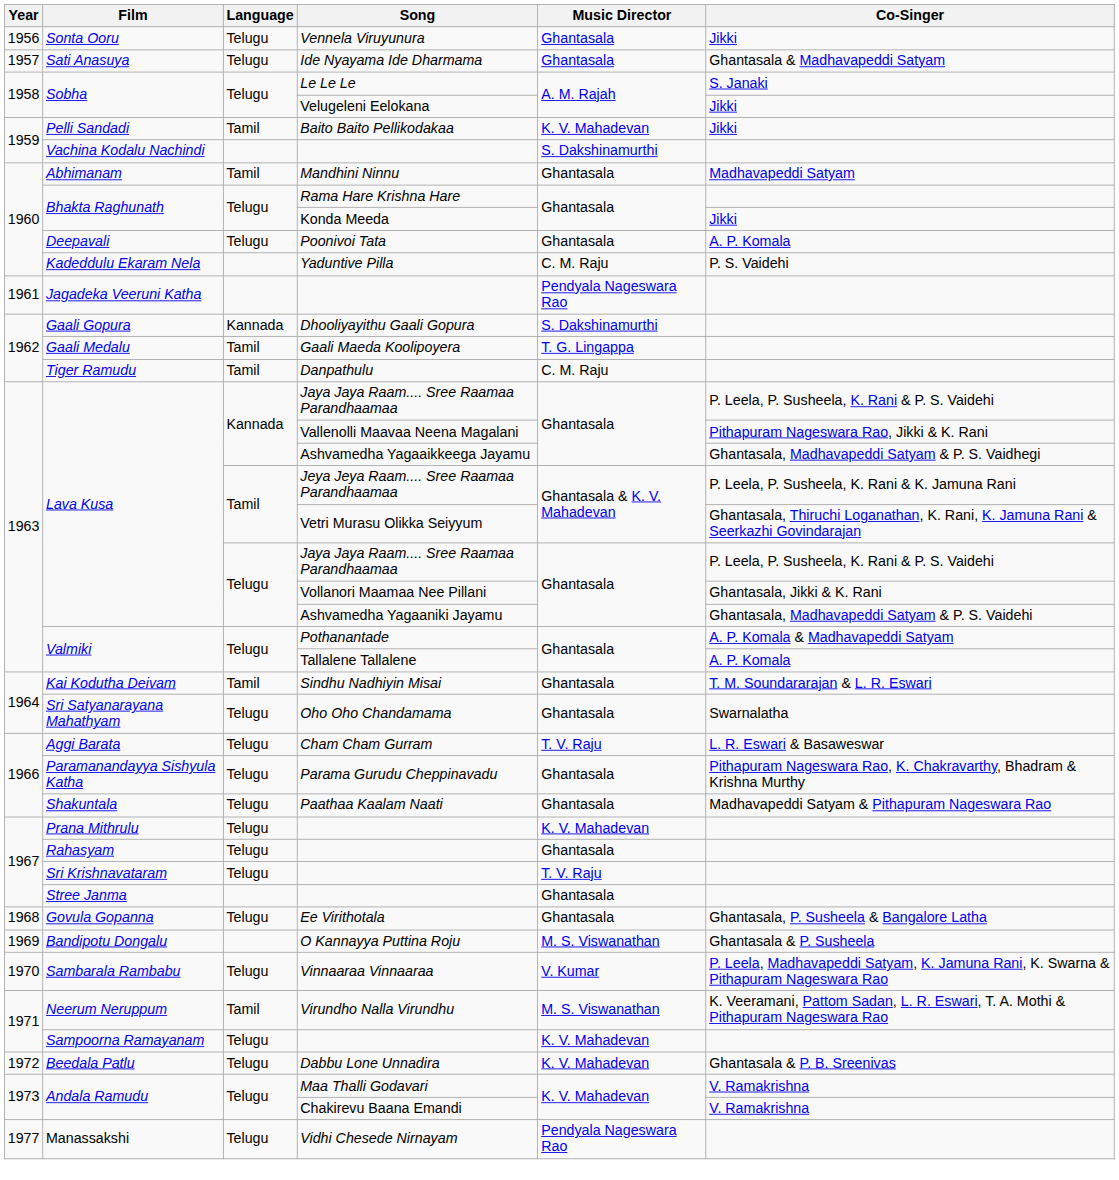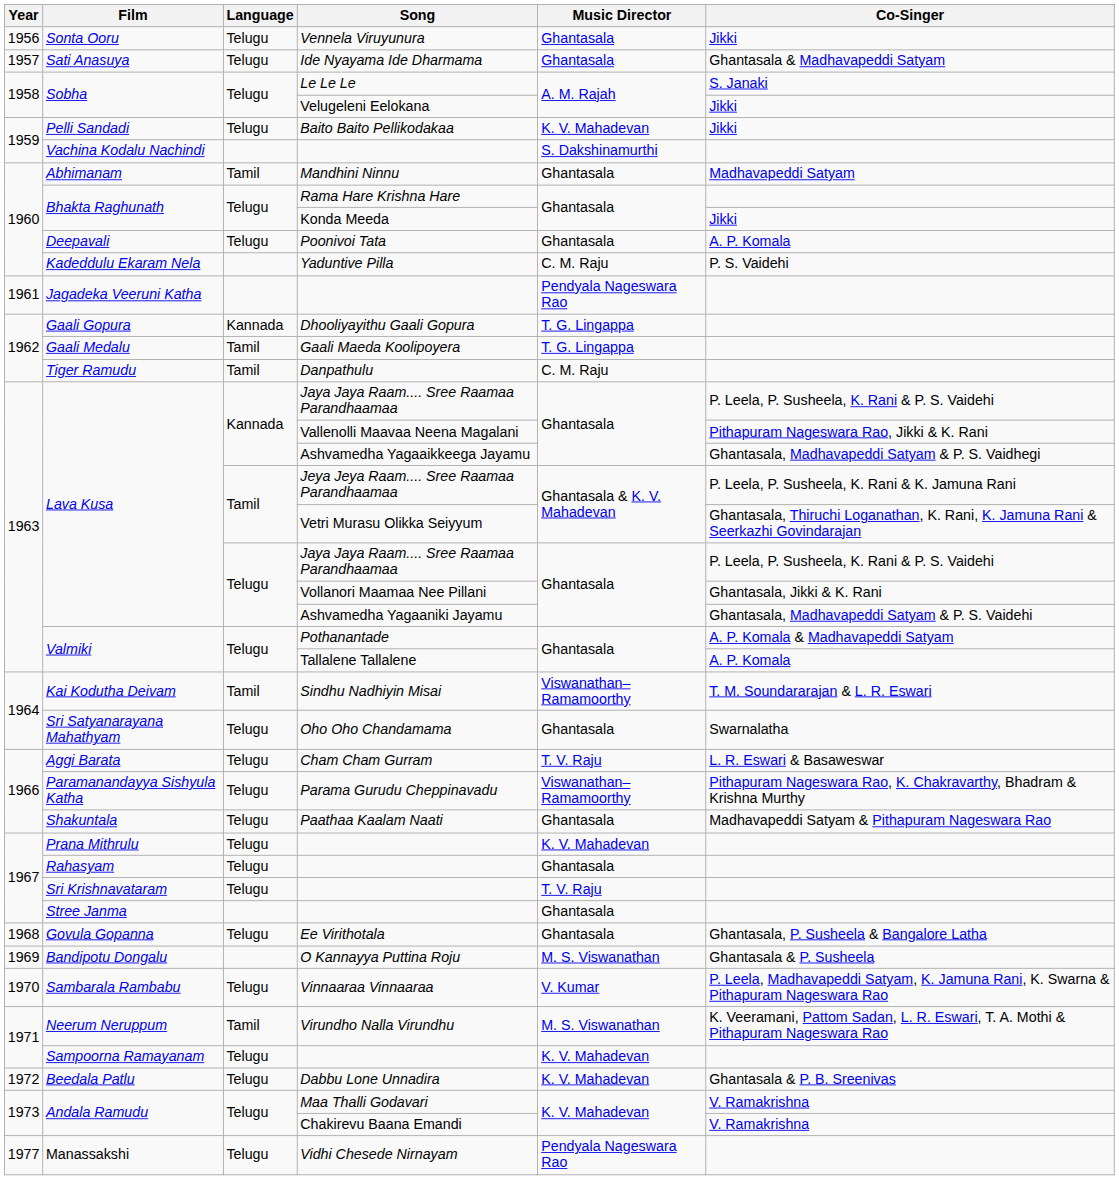(243, 128) Tamil -> (247, 128) Telugu
(599, 325) S. Dakshinamurthi -> (588, 325) T. G. Lingappa
(578, 683) Ghantasala -> (586, 691) Viswanathan–Ramamoorthy
(578, 774) Ghantasala -> (586, 790) Viswanathan–Ramamoorthy
